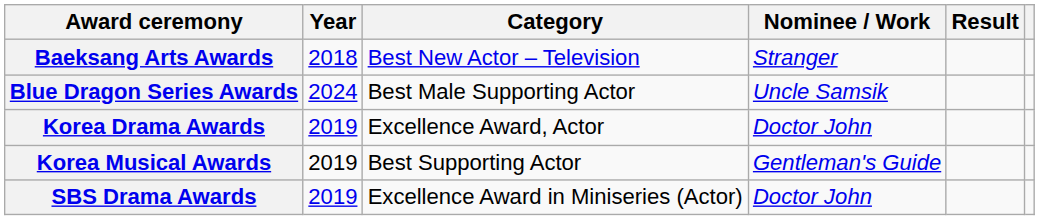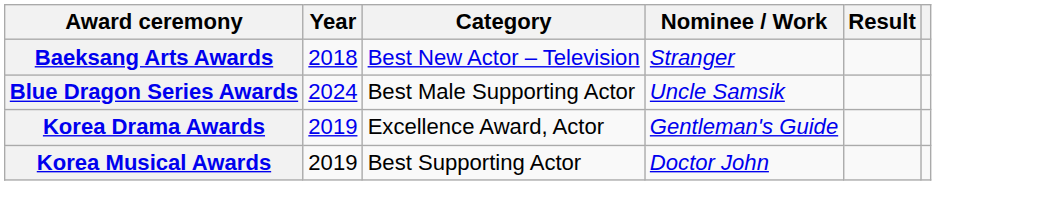(812, 127) Doctor John -> (744, 127) Gentleman's Guide
(847, 162) Gentleman's Guide -> (709, 162) Doctor John
- row: (154, 197)
